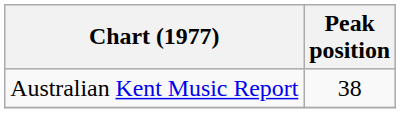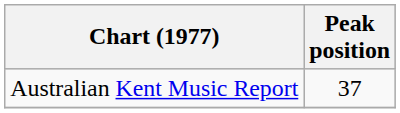(350, 88) 38 -> (350, 88) 37
